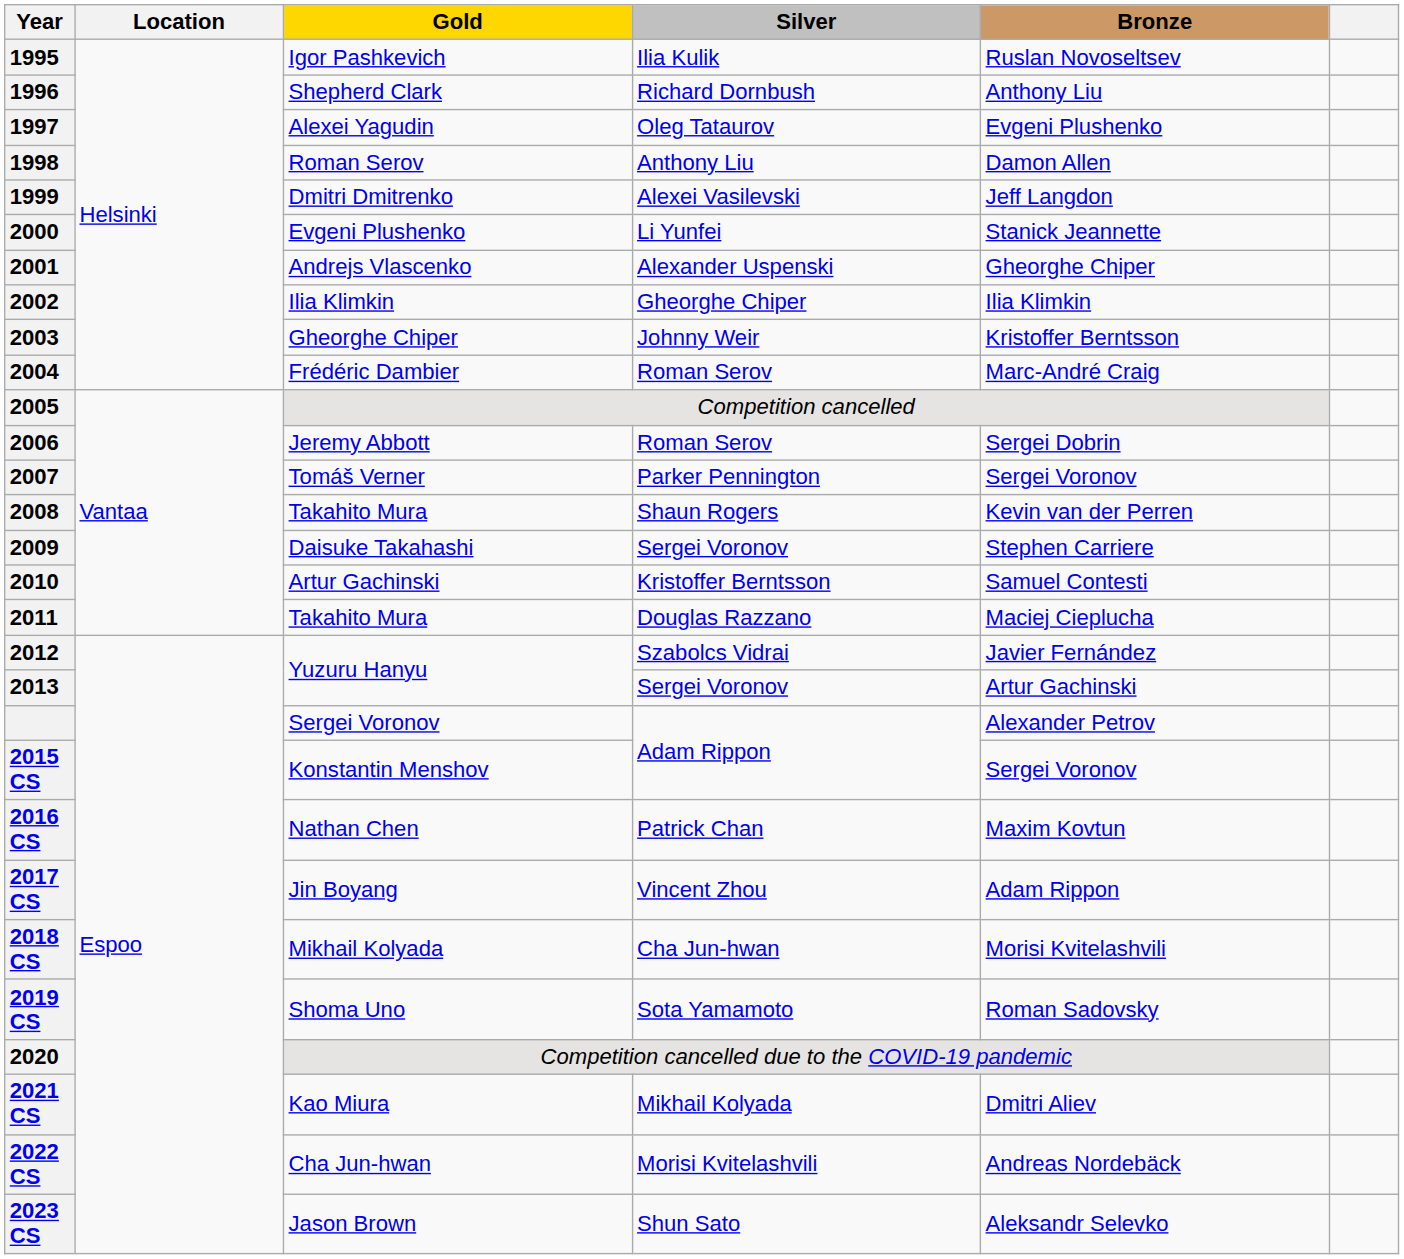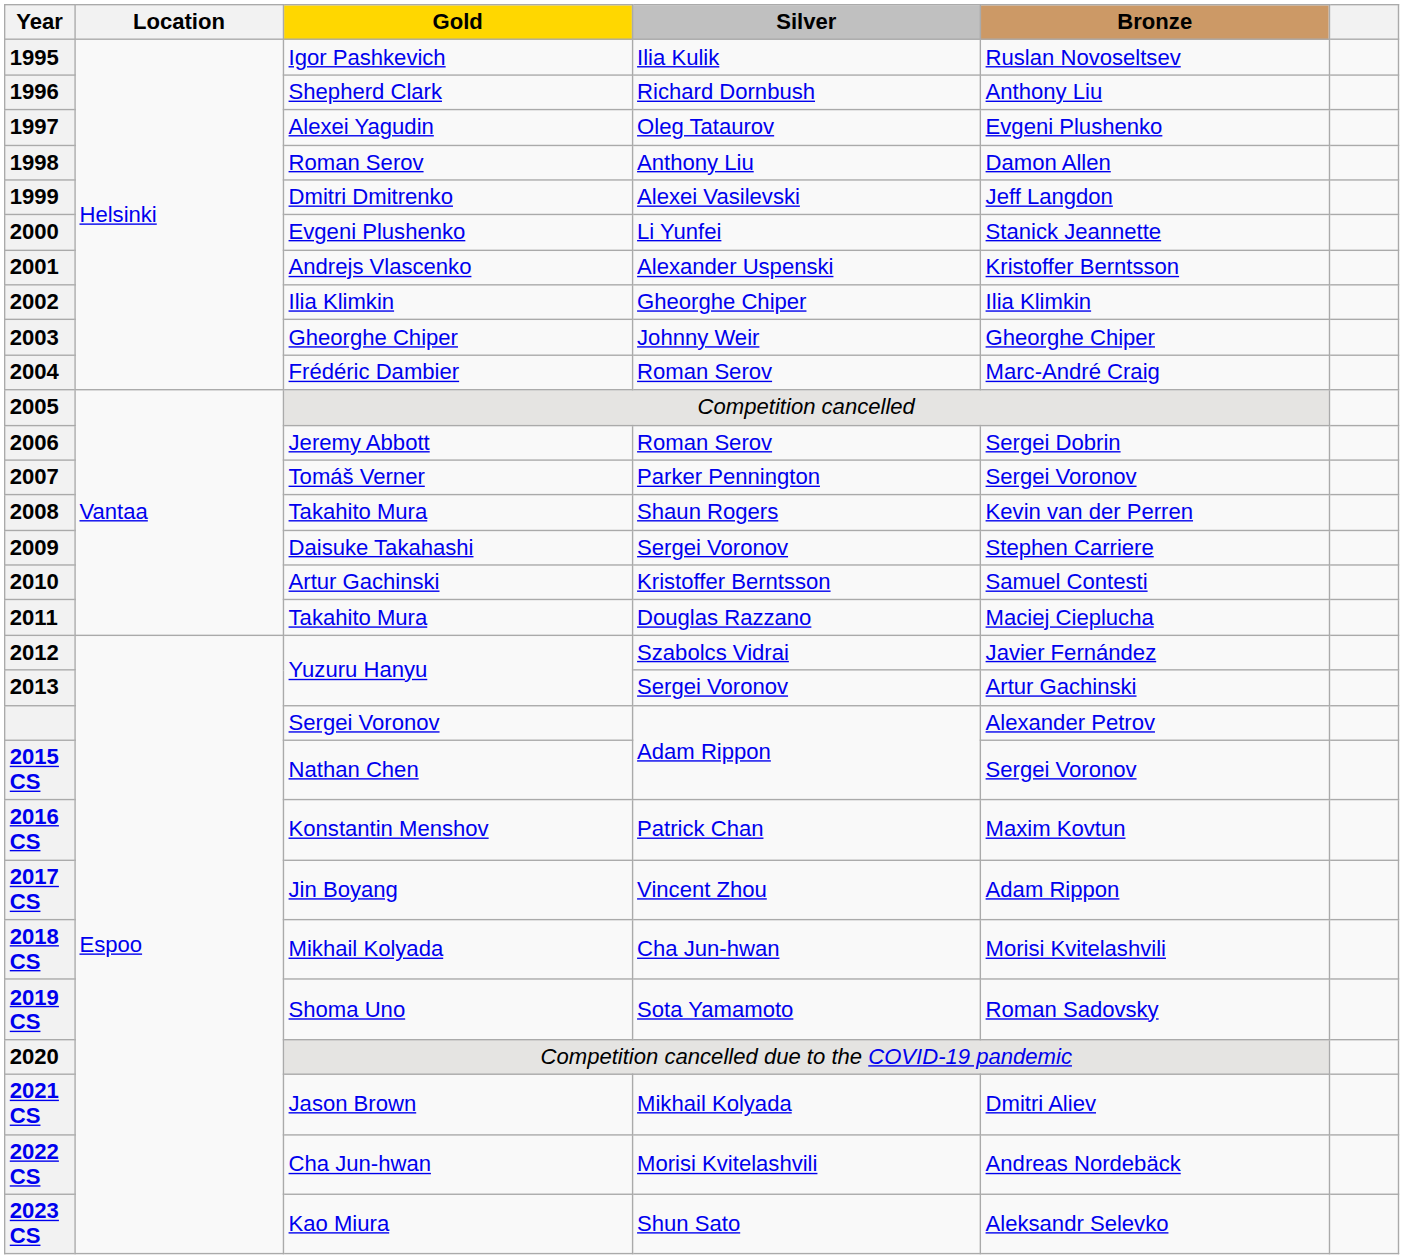(1070, 267) Gheorghe Chiper -> (1082, 267) Kristoffer Berntsson
(1082, 337) Kristoffer Berntsson -> (1070, 337) Gheorghe Chiper
(389, 769) Konstantin Menshov -> (354, 769) Nathan Chen
(354, 829) Nathan Chen -> (389, 829) Konstantin Menshov
(339, 1104) Kao Miura -> (352, 1104) Jason Brown
(352, 1223) Jason Brown -> (339, 1223) Kao Miura
